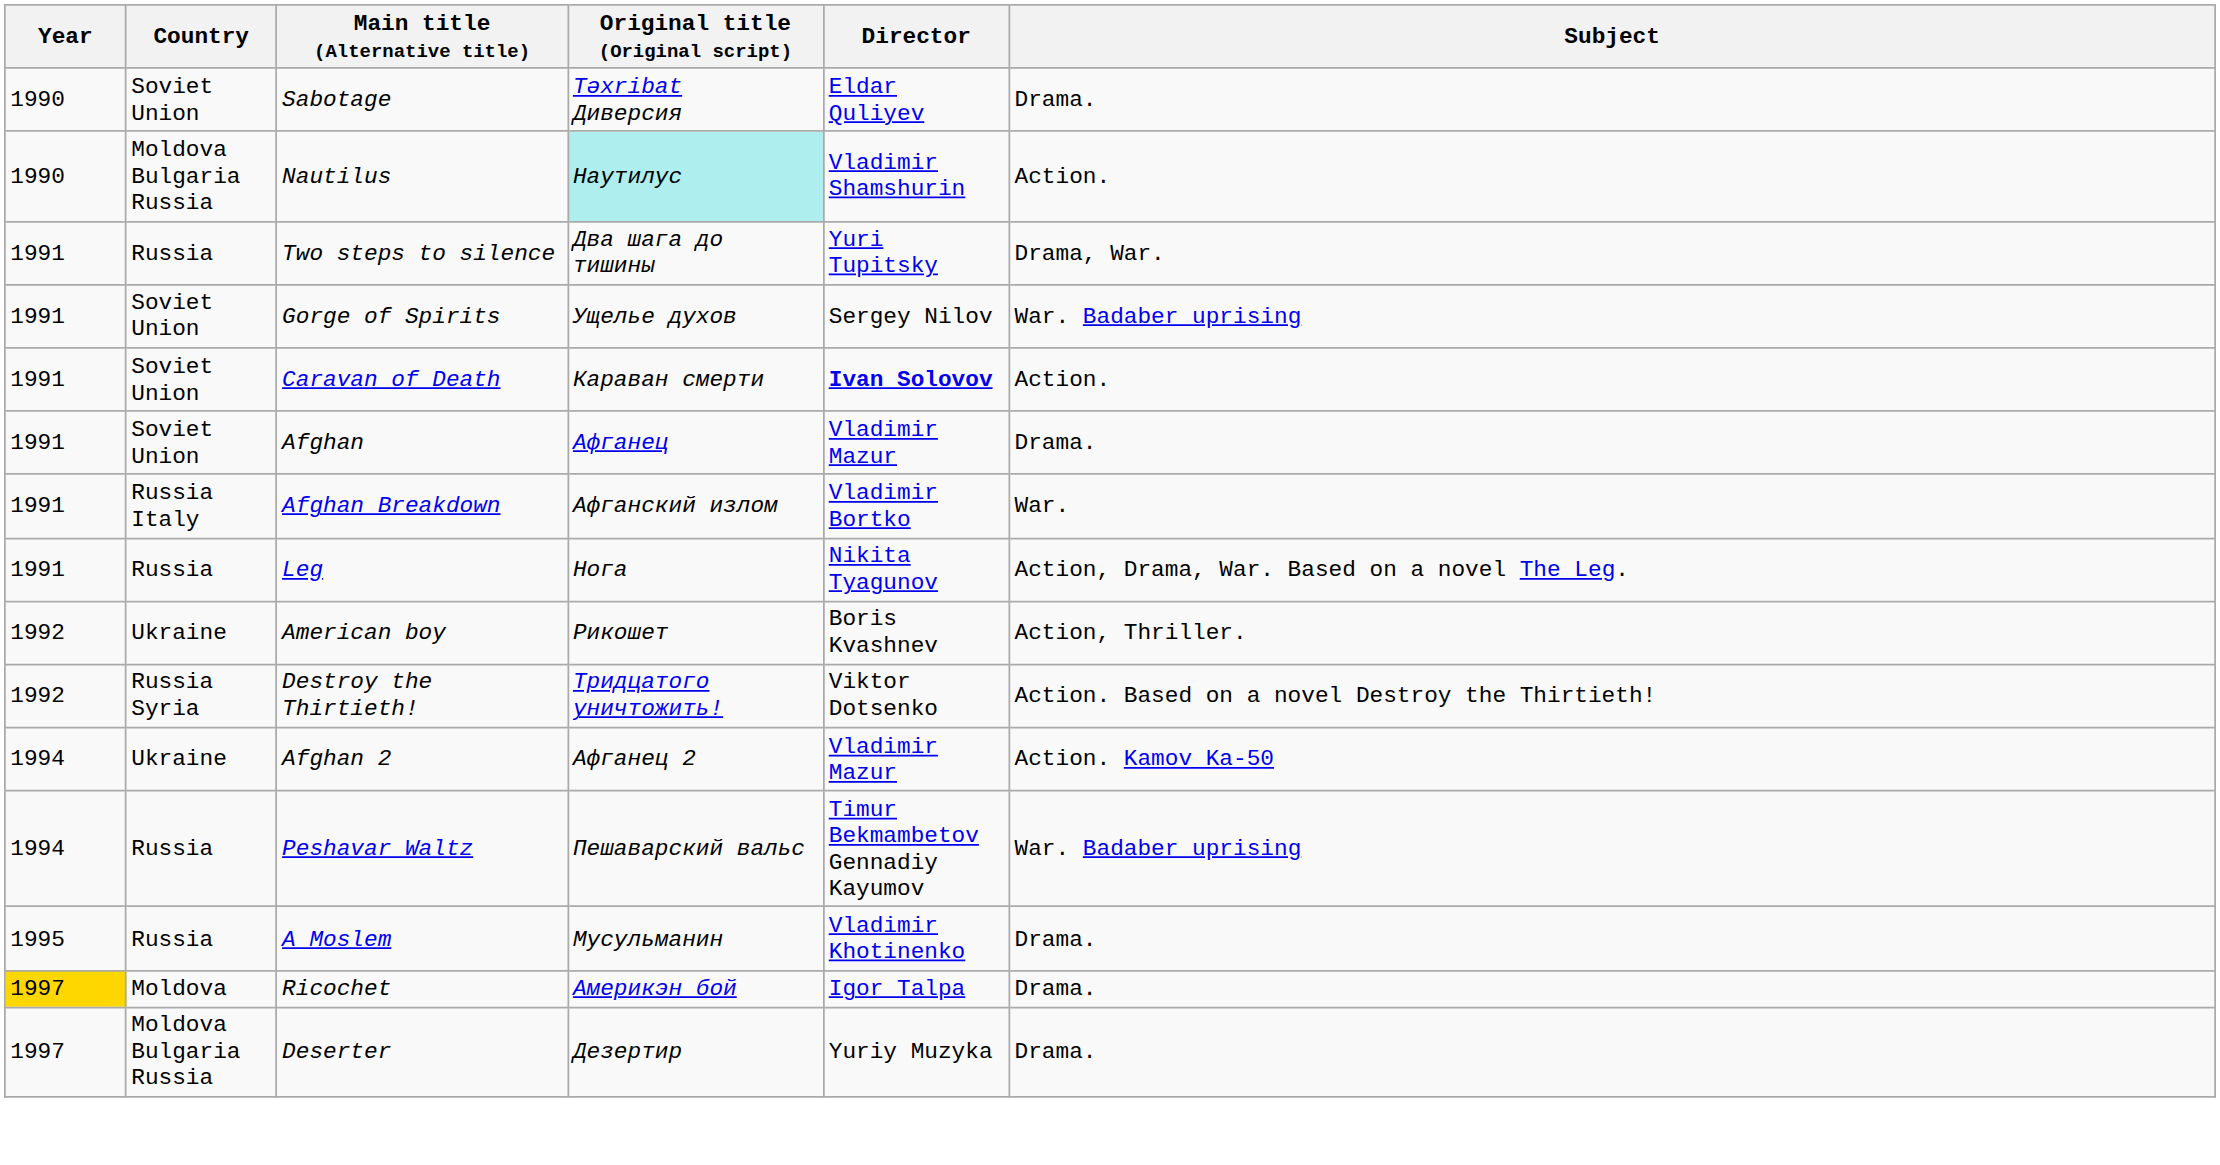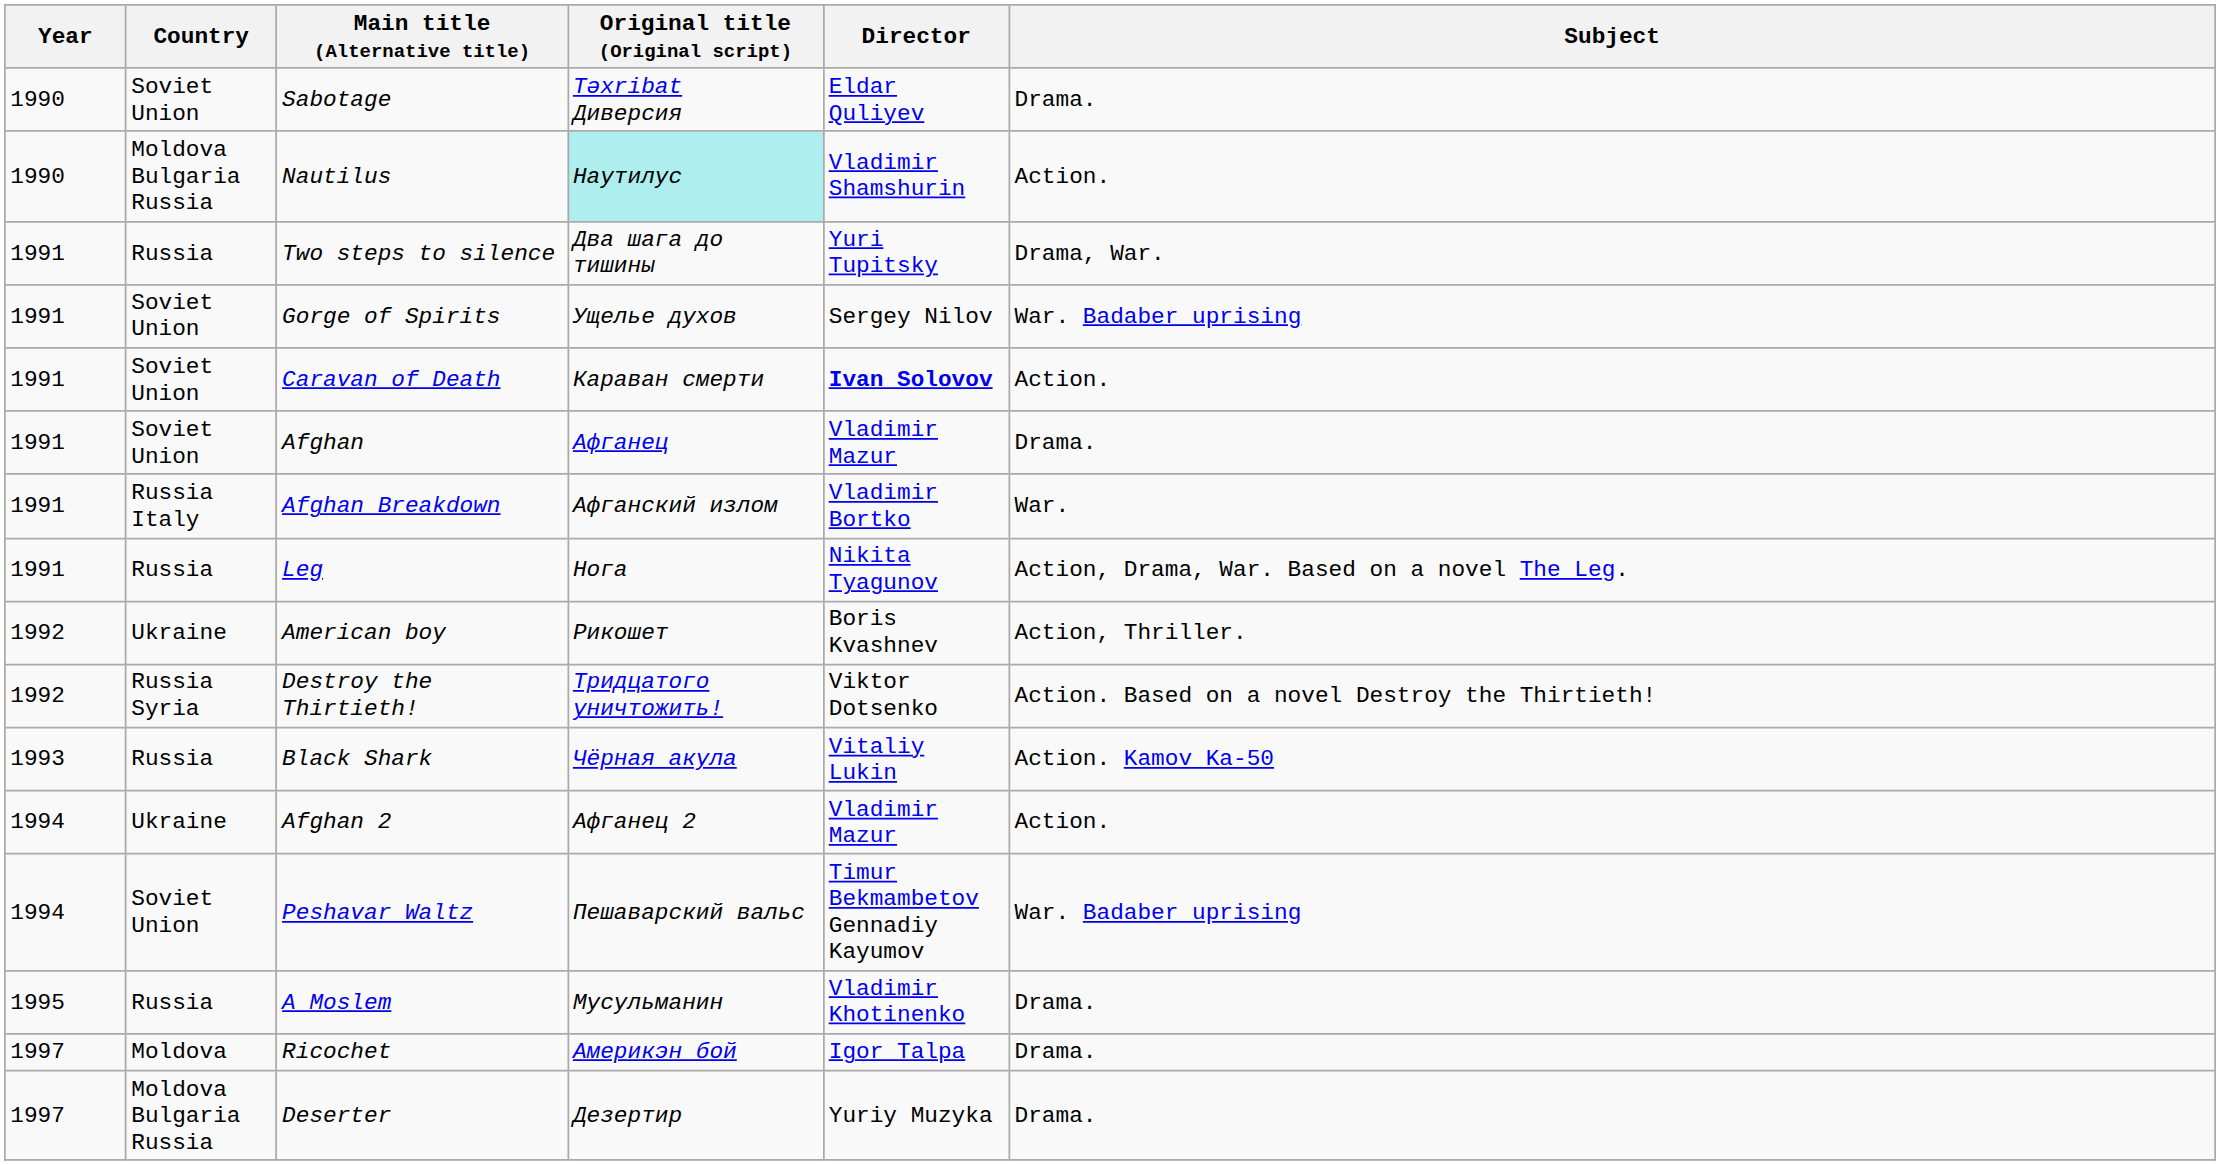+ row: (357, 759)
(1144, 759) Action. Kamov Ka-50 -> (1062, 823) Action.
(172, 849) Russia -> (172, 912) Soviet Union
(38, 989) gold background -> (38, 1052) no background
